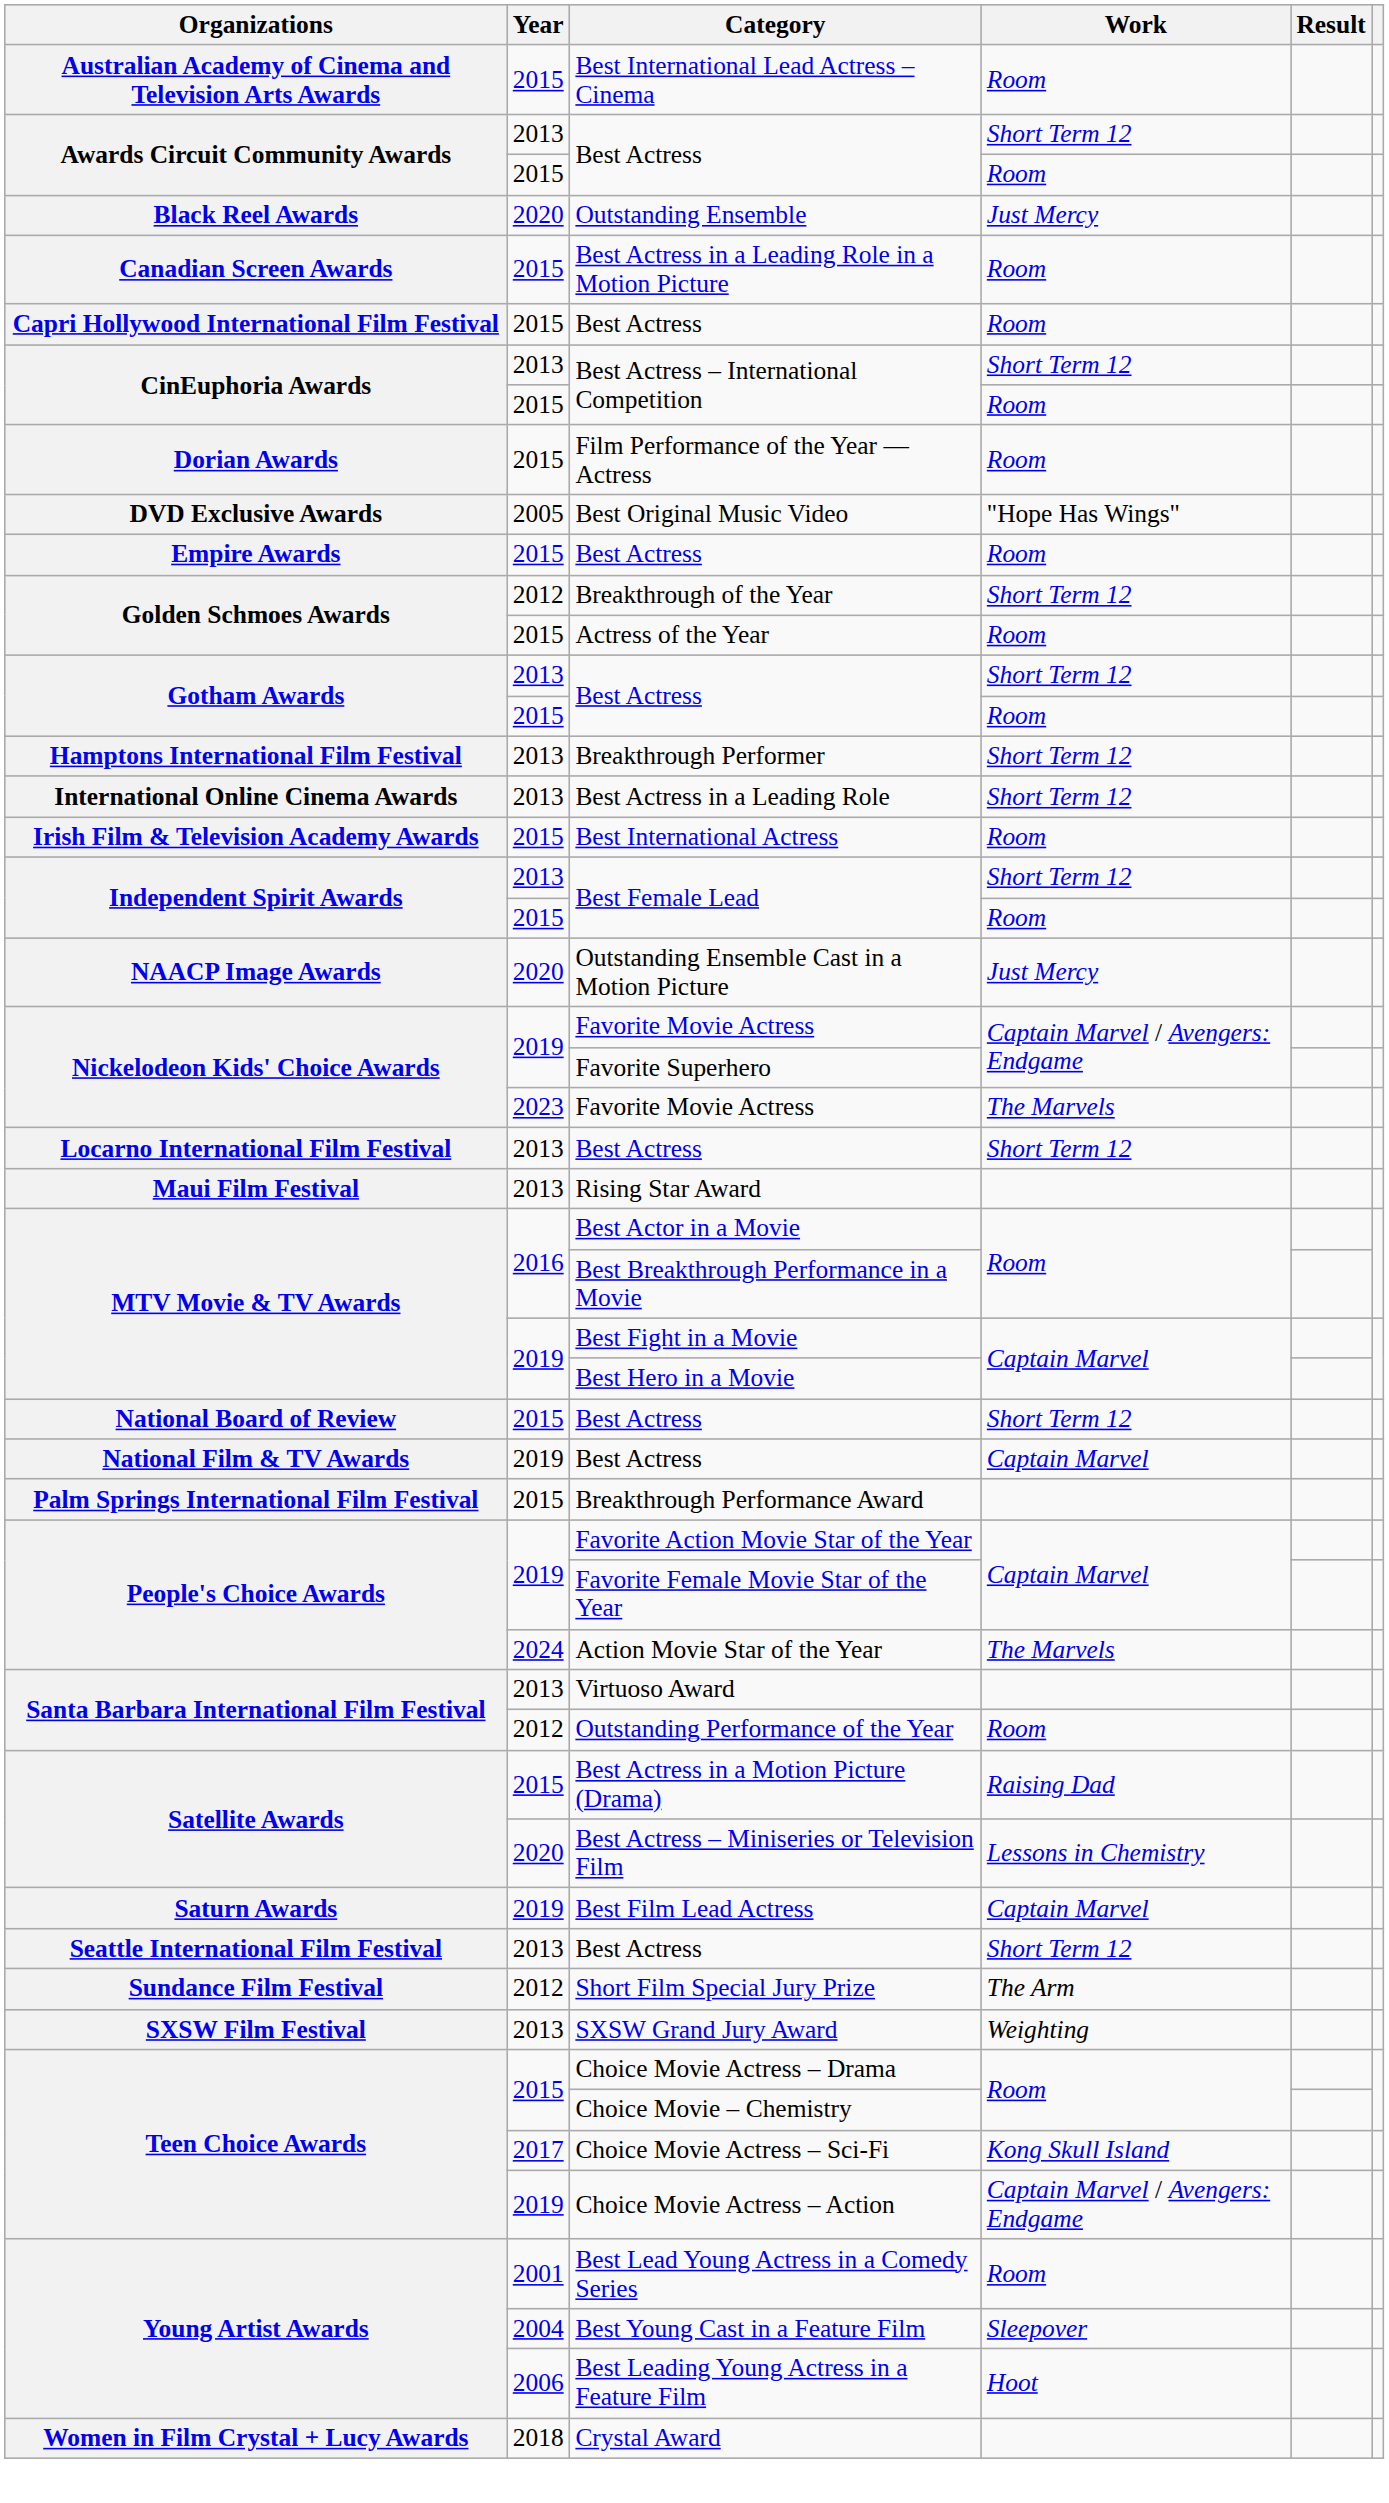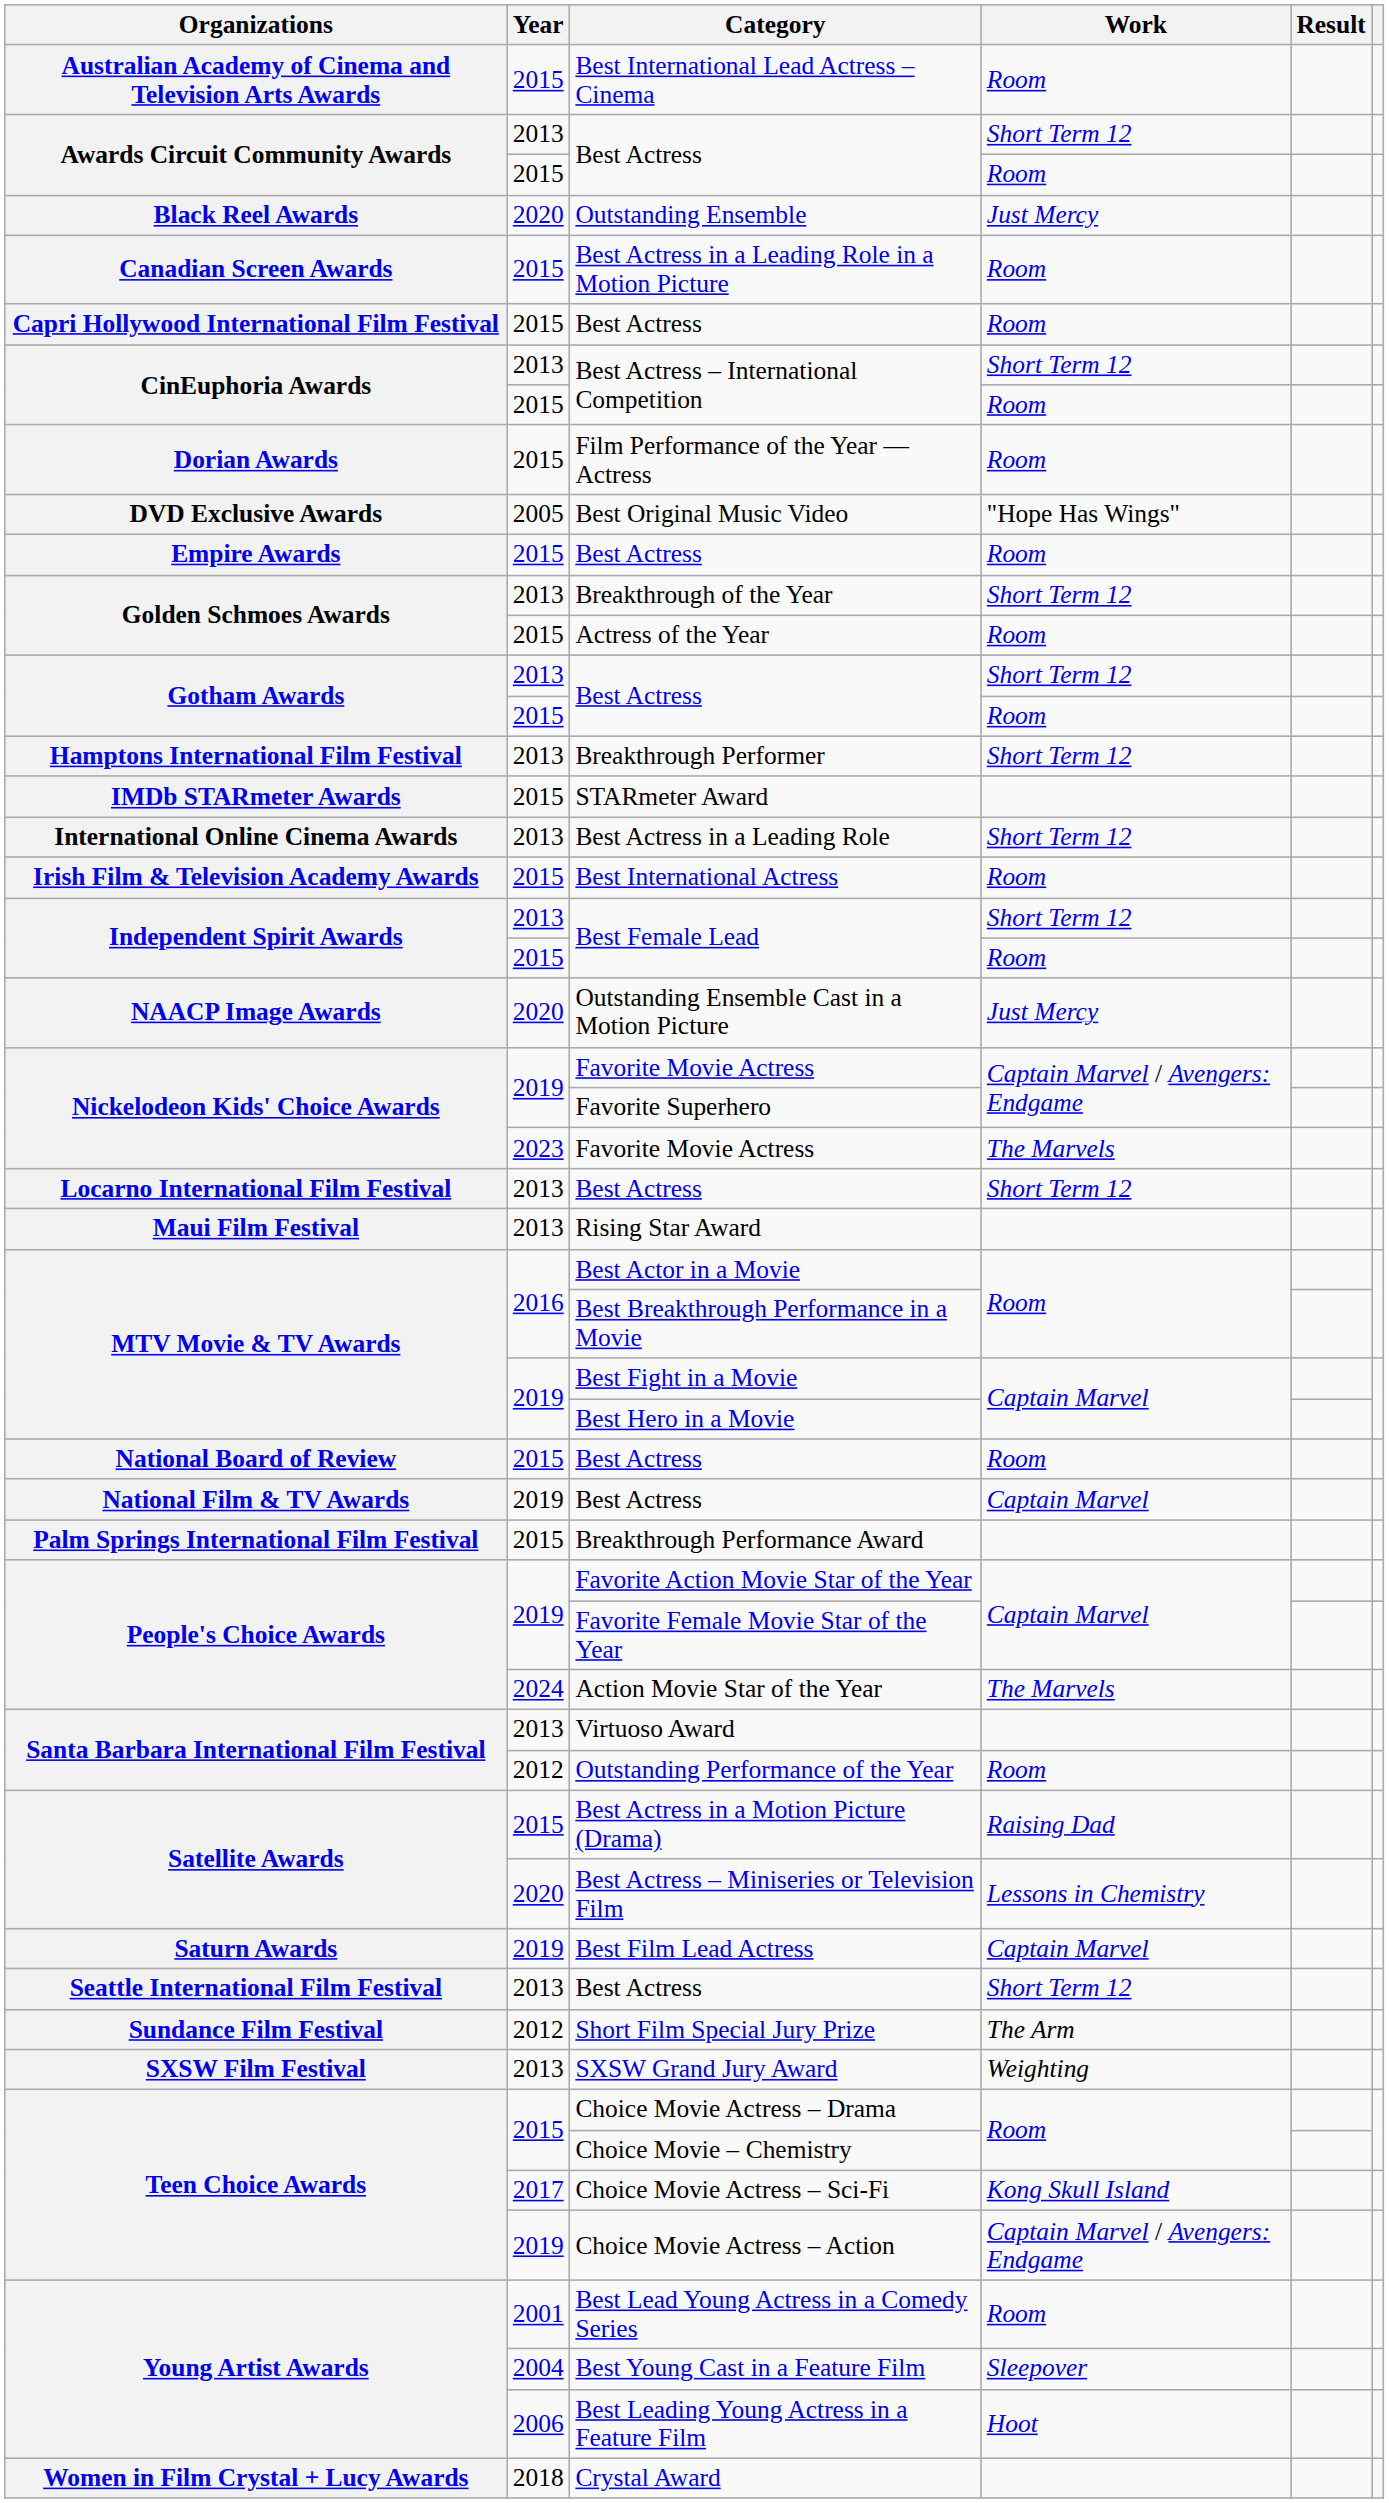(538, 594) 2012 -> (538, 594) 2013
+ row: (256, 796)
(1059, 1418) Short Term 12 -> (1017, 1458) Room
